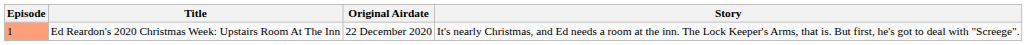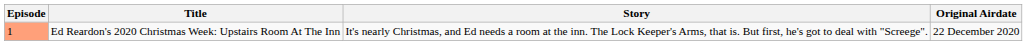columns swapped: (389, 13) <-> (728, 13)
